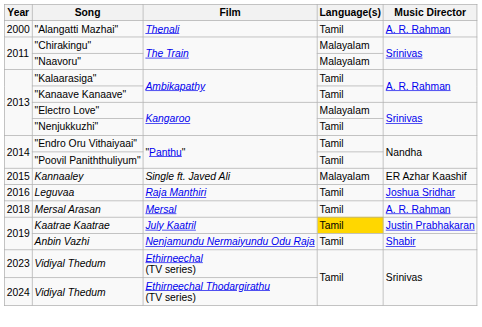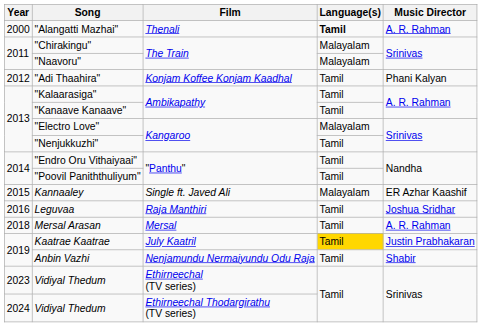(332, 29) normal -> (333, 29) bold
+ row: (67, 78)
